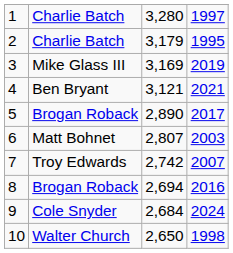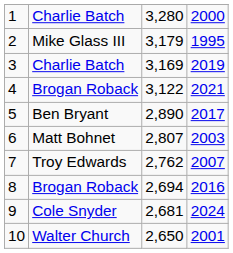(208, 16) 1997 -> (208, 16) 2000
(78, 41) Charlie Batch -> (79, 41) Mike Glass III
(79, 65) Mike Glass III -> (78, 65) Charlie Batch
(70, 89) Ben Bryant -> (85, 89) Brogan Roback
(164, 89) 3,121 -> (164, 89) 3,122
(85, 114) Brogan Roback -> (70, 114) Ben Bryant
(164, 162) 2,742 -> (164, 162) 2,762
(164, 211) 2,684 -> (164, 211) 2,681
(208, 235) 1998 -> (208, 235) 2001
